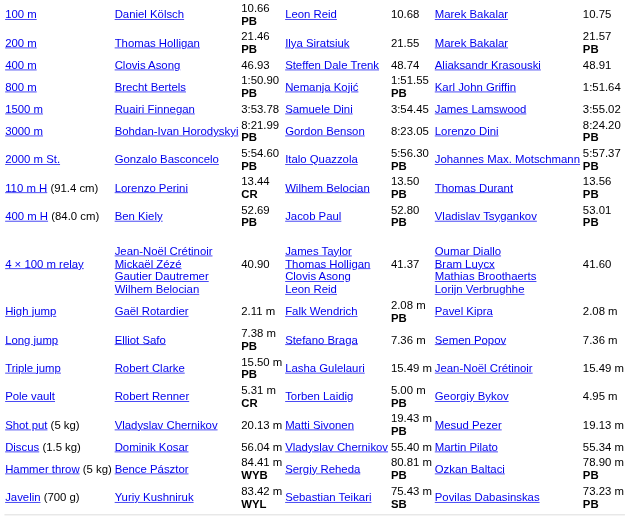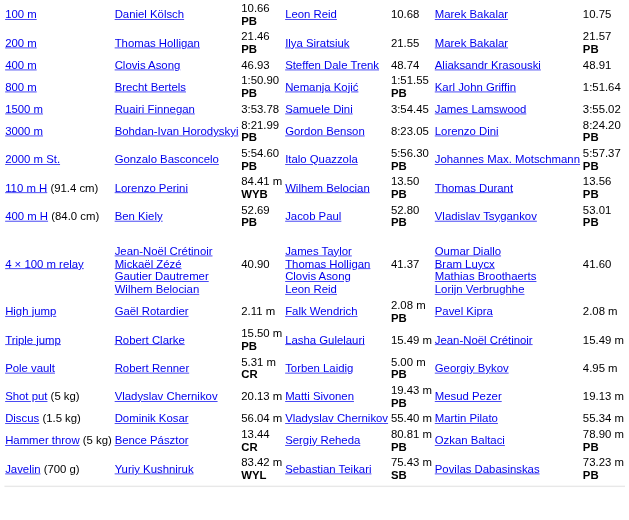(255, 188) 13.44 CR -> (262, 188) 84.41 m WYB
- row: (32, 340)
(262, 469) 84.41 m WYB -> (255, 441) 13.44 CR
